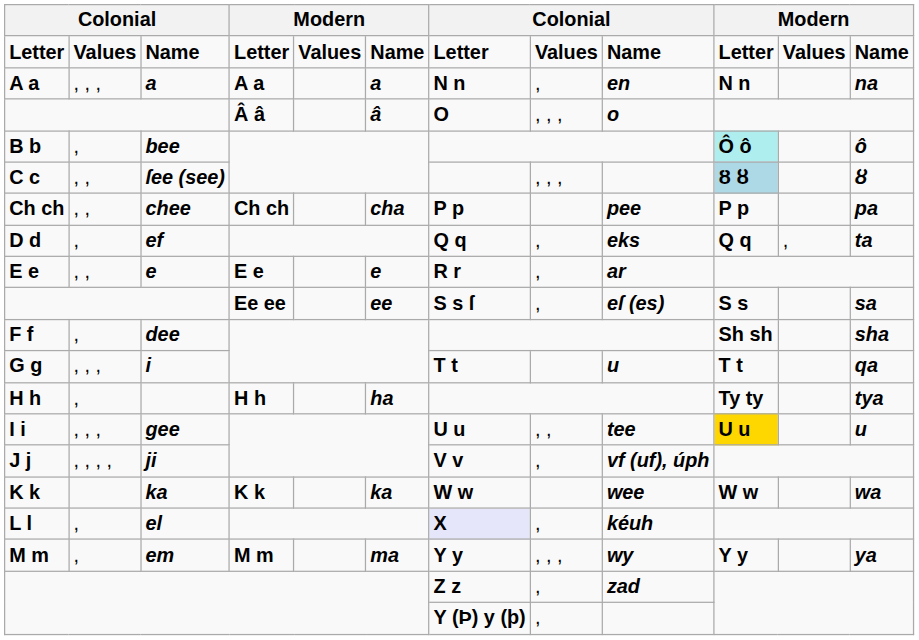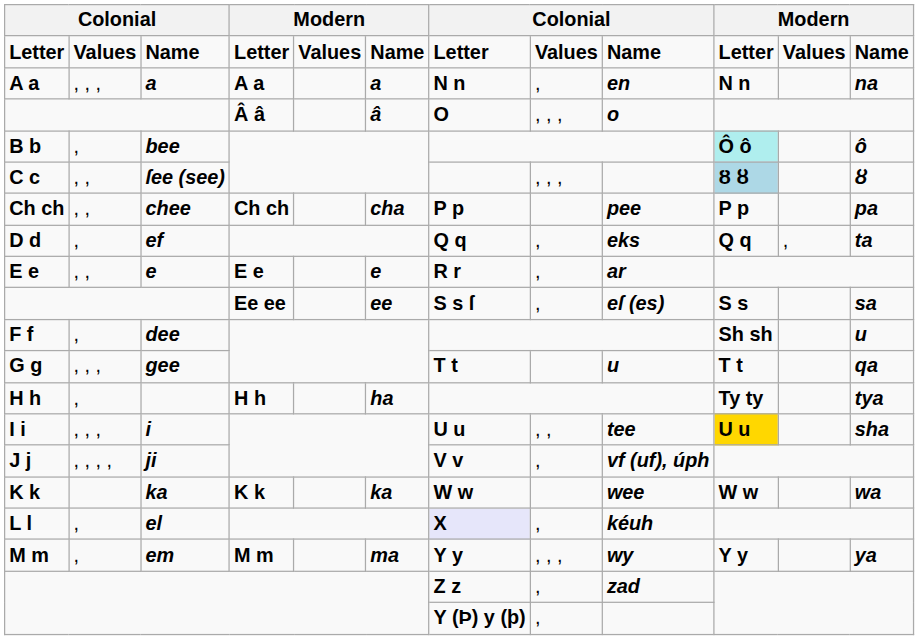(872, 334) sha -> (861, 334) u
(148, 366) i -> (163, 366) gee
(163, 429) gee -> (148, 429) i
(861, 429) u -> (872, 429) sha
